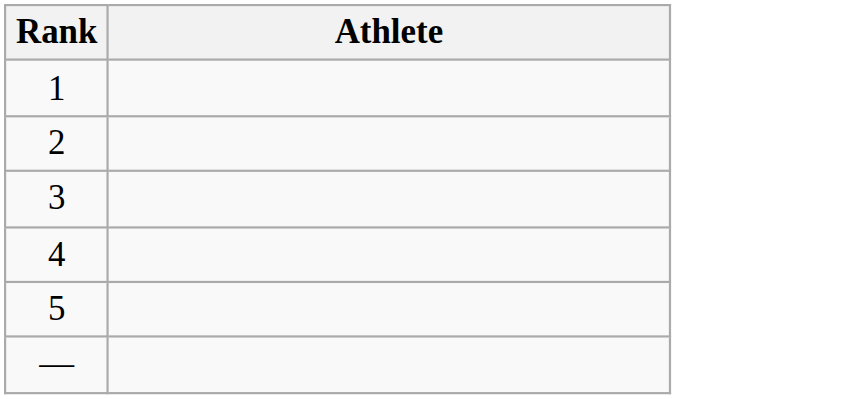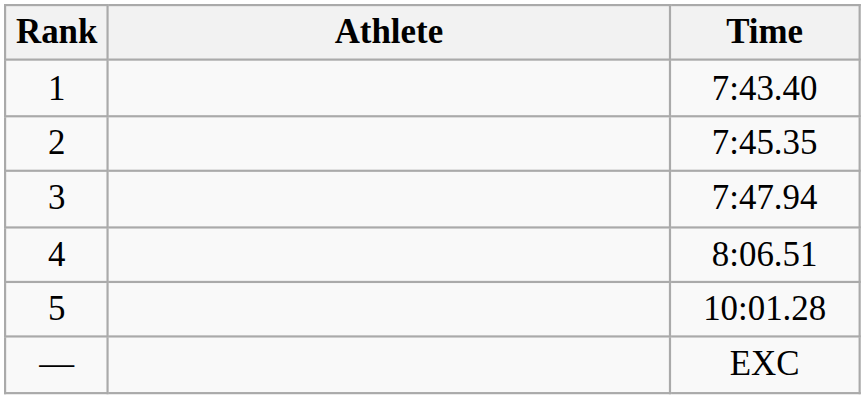+ column: (765, 32)
